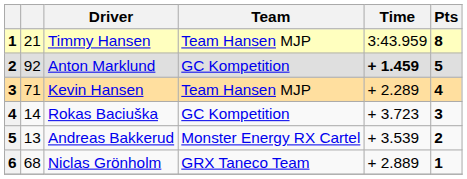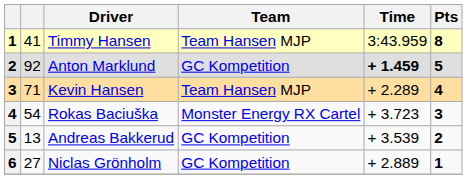(32, 41) 21 -> (32, 41) 41
(32, 114) 14 -> (32, 114) 54
(235, 114) GC Kompetition -> (271, 114) Monster Energy RX Cartel
(271, 138) Monster Energy RX Cartel -> (235, 138) GC Kompetition
(32, 163) 68 -> (32, 163) 27
(245, 163) GRX Taneco Team -> (235, 163) GC Kompetition
